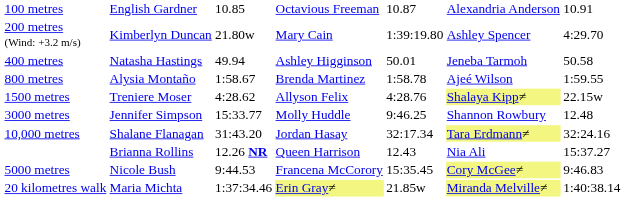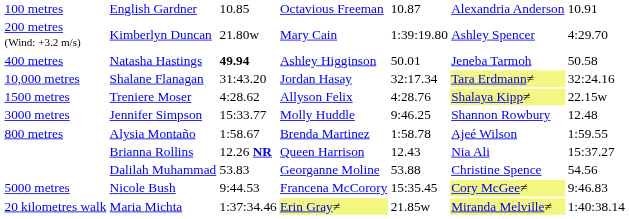(230, 60) normal -> (234, 60) bold
rows swapped: (153, 78) <-> (157, 133)
+ row: (163, 170)
